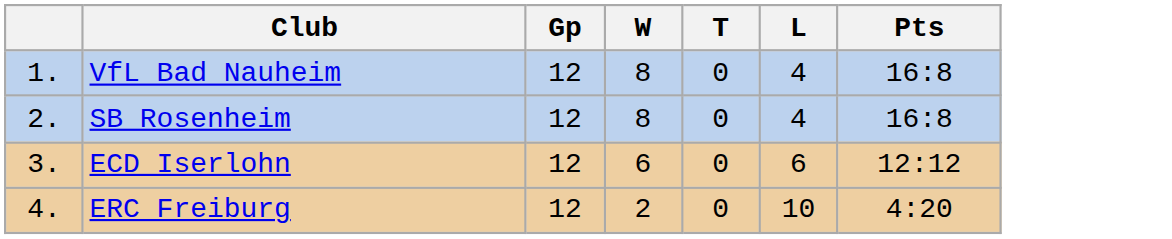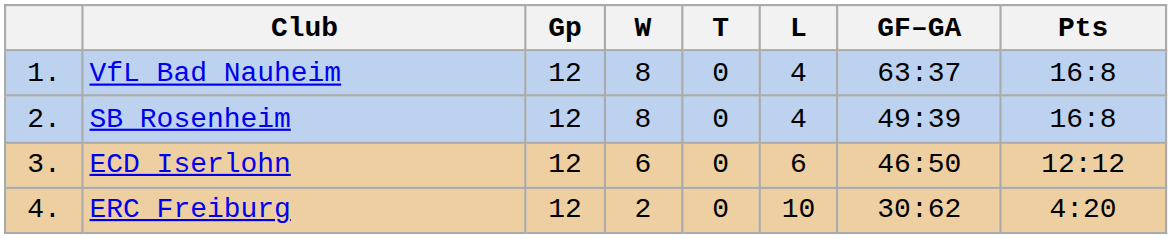+ column: (919, 28)
